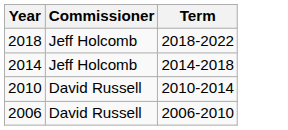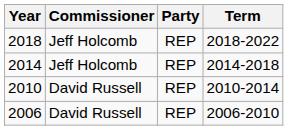+ column: (180, 16)
